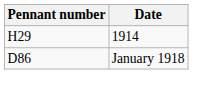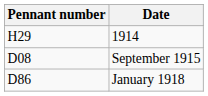+ row: (156, 58)
